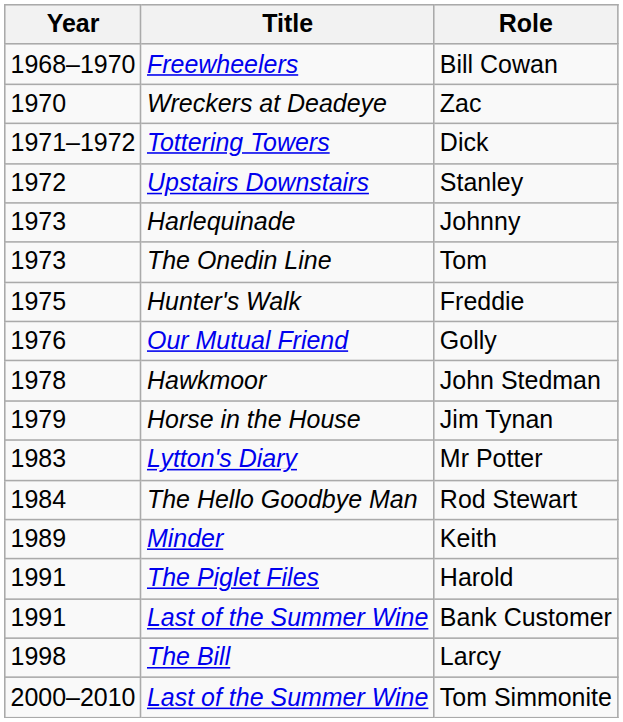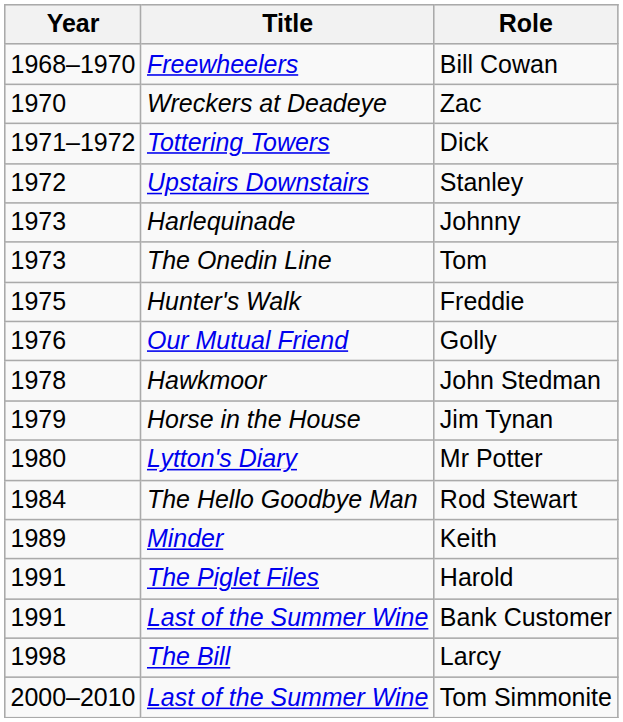(38, 459) 1983 -> (38, 459) 1980
